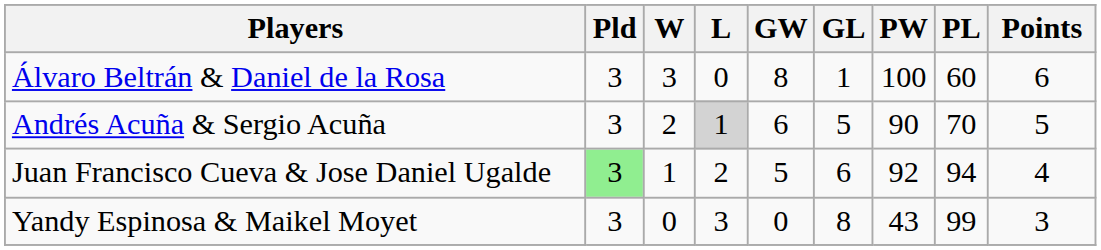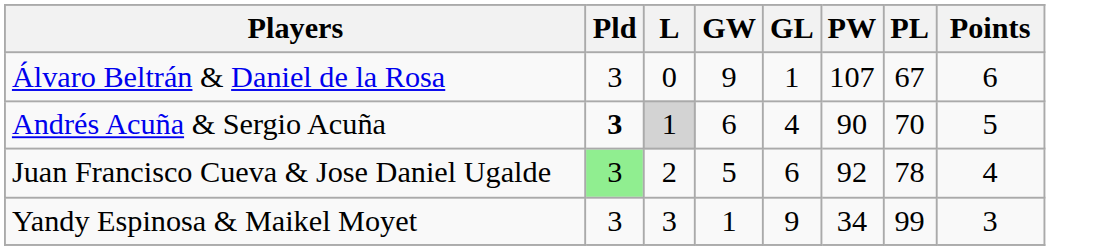- column: (669, 28)
(781, 76) 8 -> (729, 76) 9
(904, 76) 100 -> (852, 76) 107
(961, 76) 60 -> (910, 76) 67
(615, 124) normal -> (615, 124) bold
(844, 124) 5 -> (792, 124) 4
(961, 172) 94 -> (910, 172) 78
(781, 220) 0 -> (729, 220) 1
(844, 220) 8 -> (792, 220) 9
(904, 220) 43 -> (852, 220) 34
